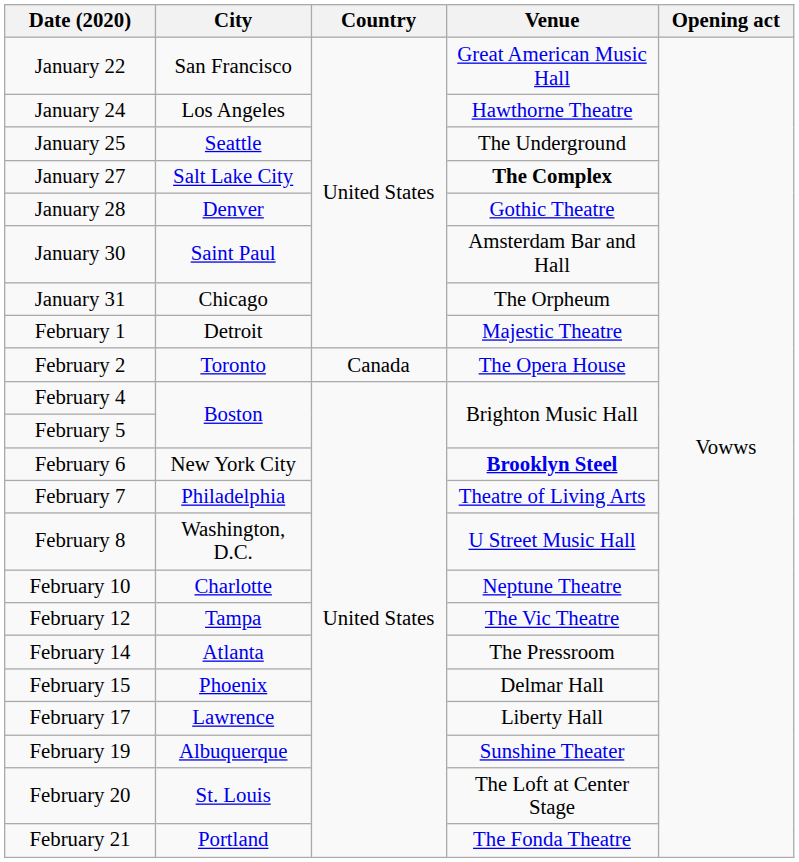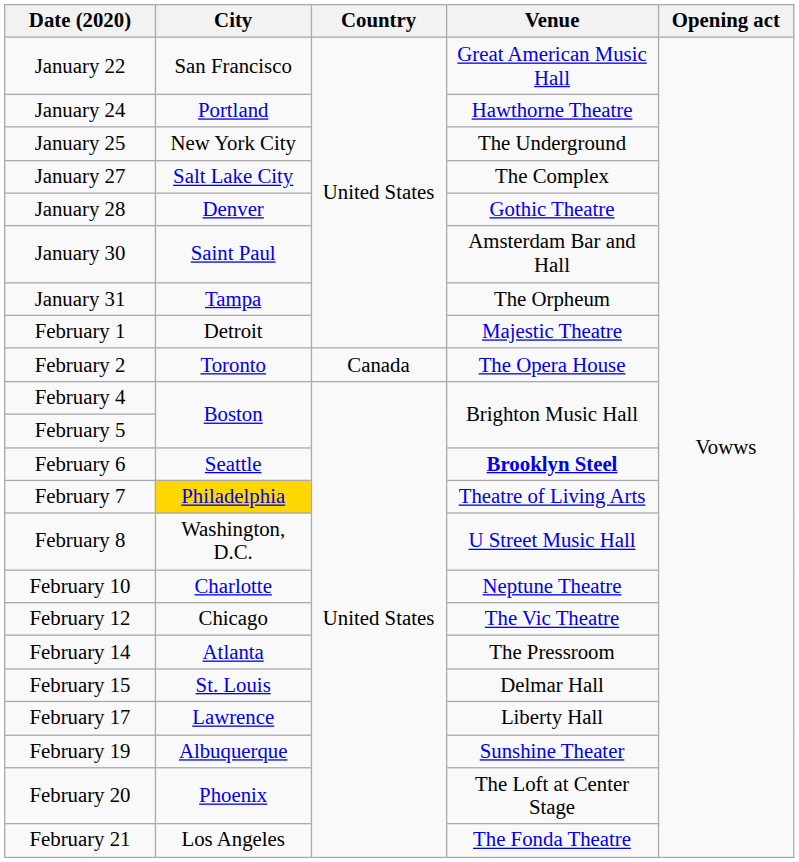(233, 110) Los Angeles -> (233, 110) Portland
(233, 143) Seattle -> (233, 143) New York City
(552, 176) bold -> (552, 176) normal
(233, 298) Chicago -> (233, 298) Tampa
(233, 463) New York City -> (233, 463) Seattle
(233, 496) no background -> (233, 496) gold background
(233, 618) Tampa -> (233, 618) Chicago
(233, 684) Phoenix -> (233, 684) St. Louis
(233, 795) St. Louis -> (233, 795) Phoenix
(233, 840) Portland -> (233, 840) Los Angeles
